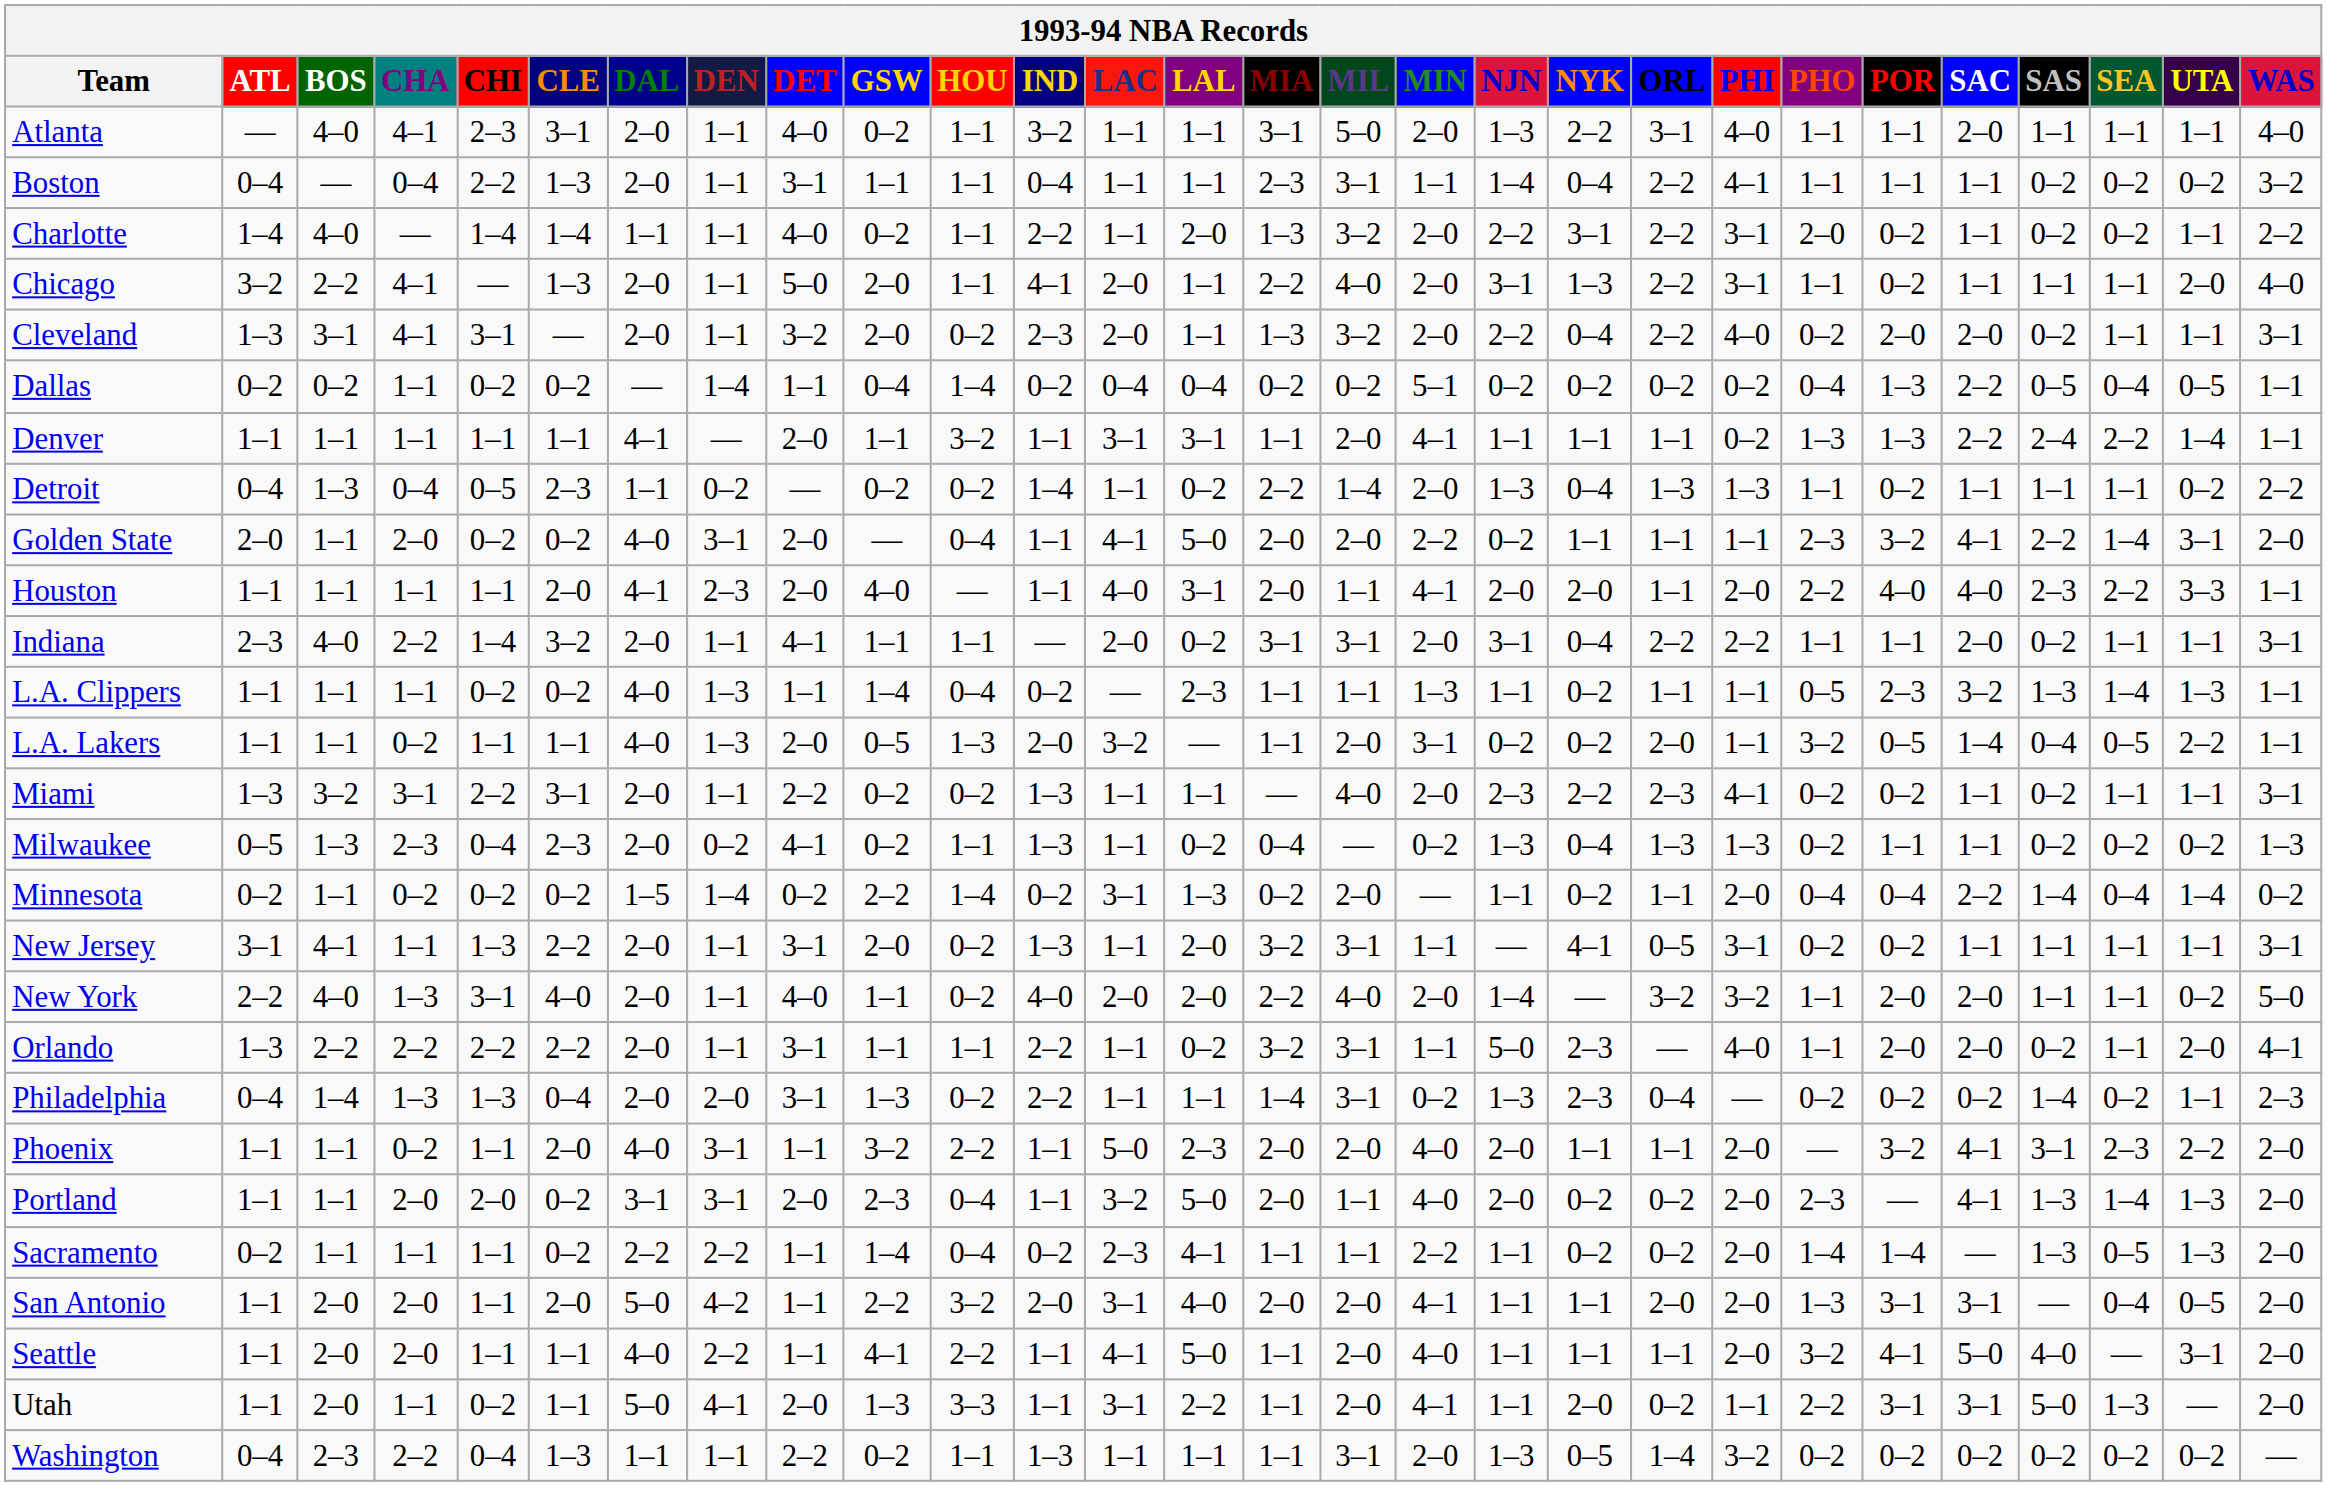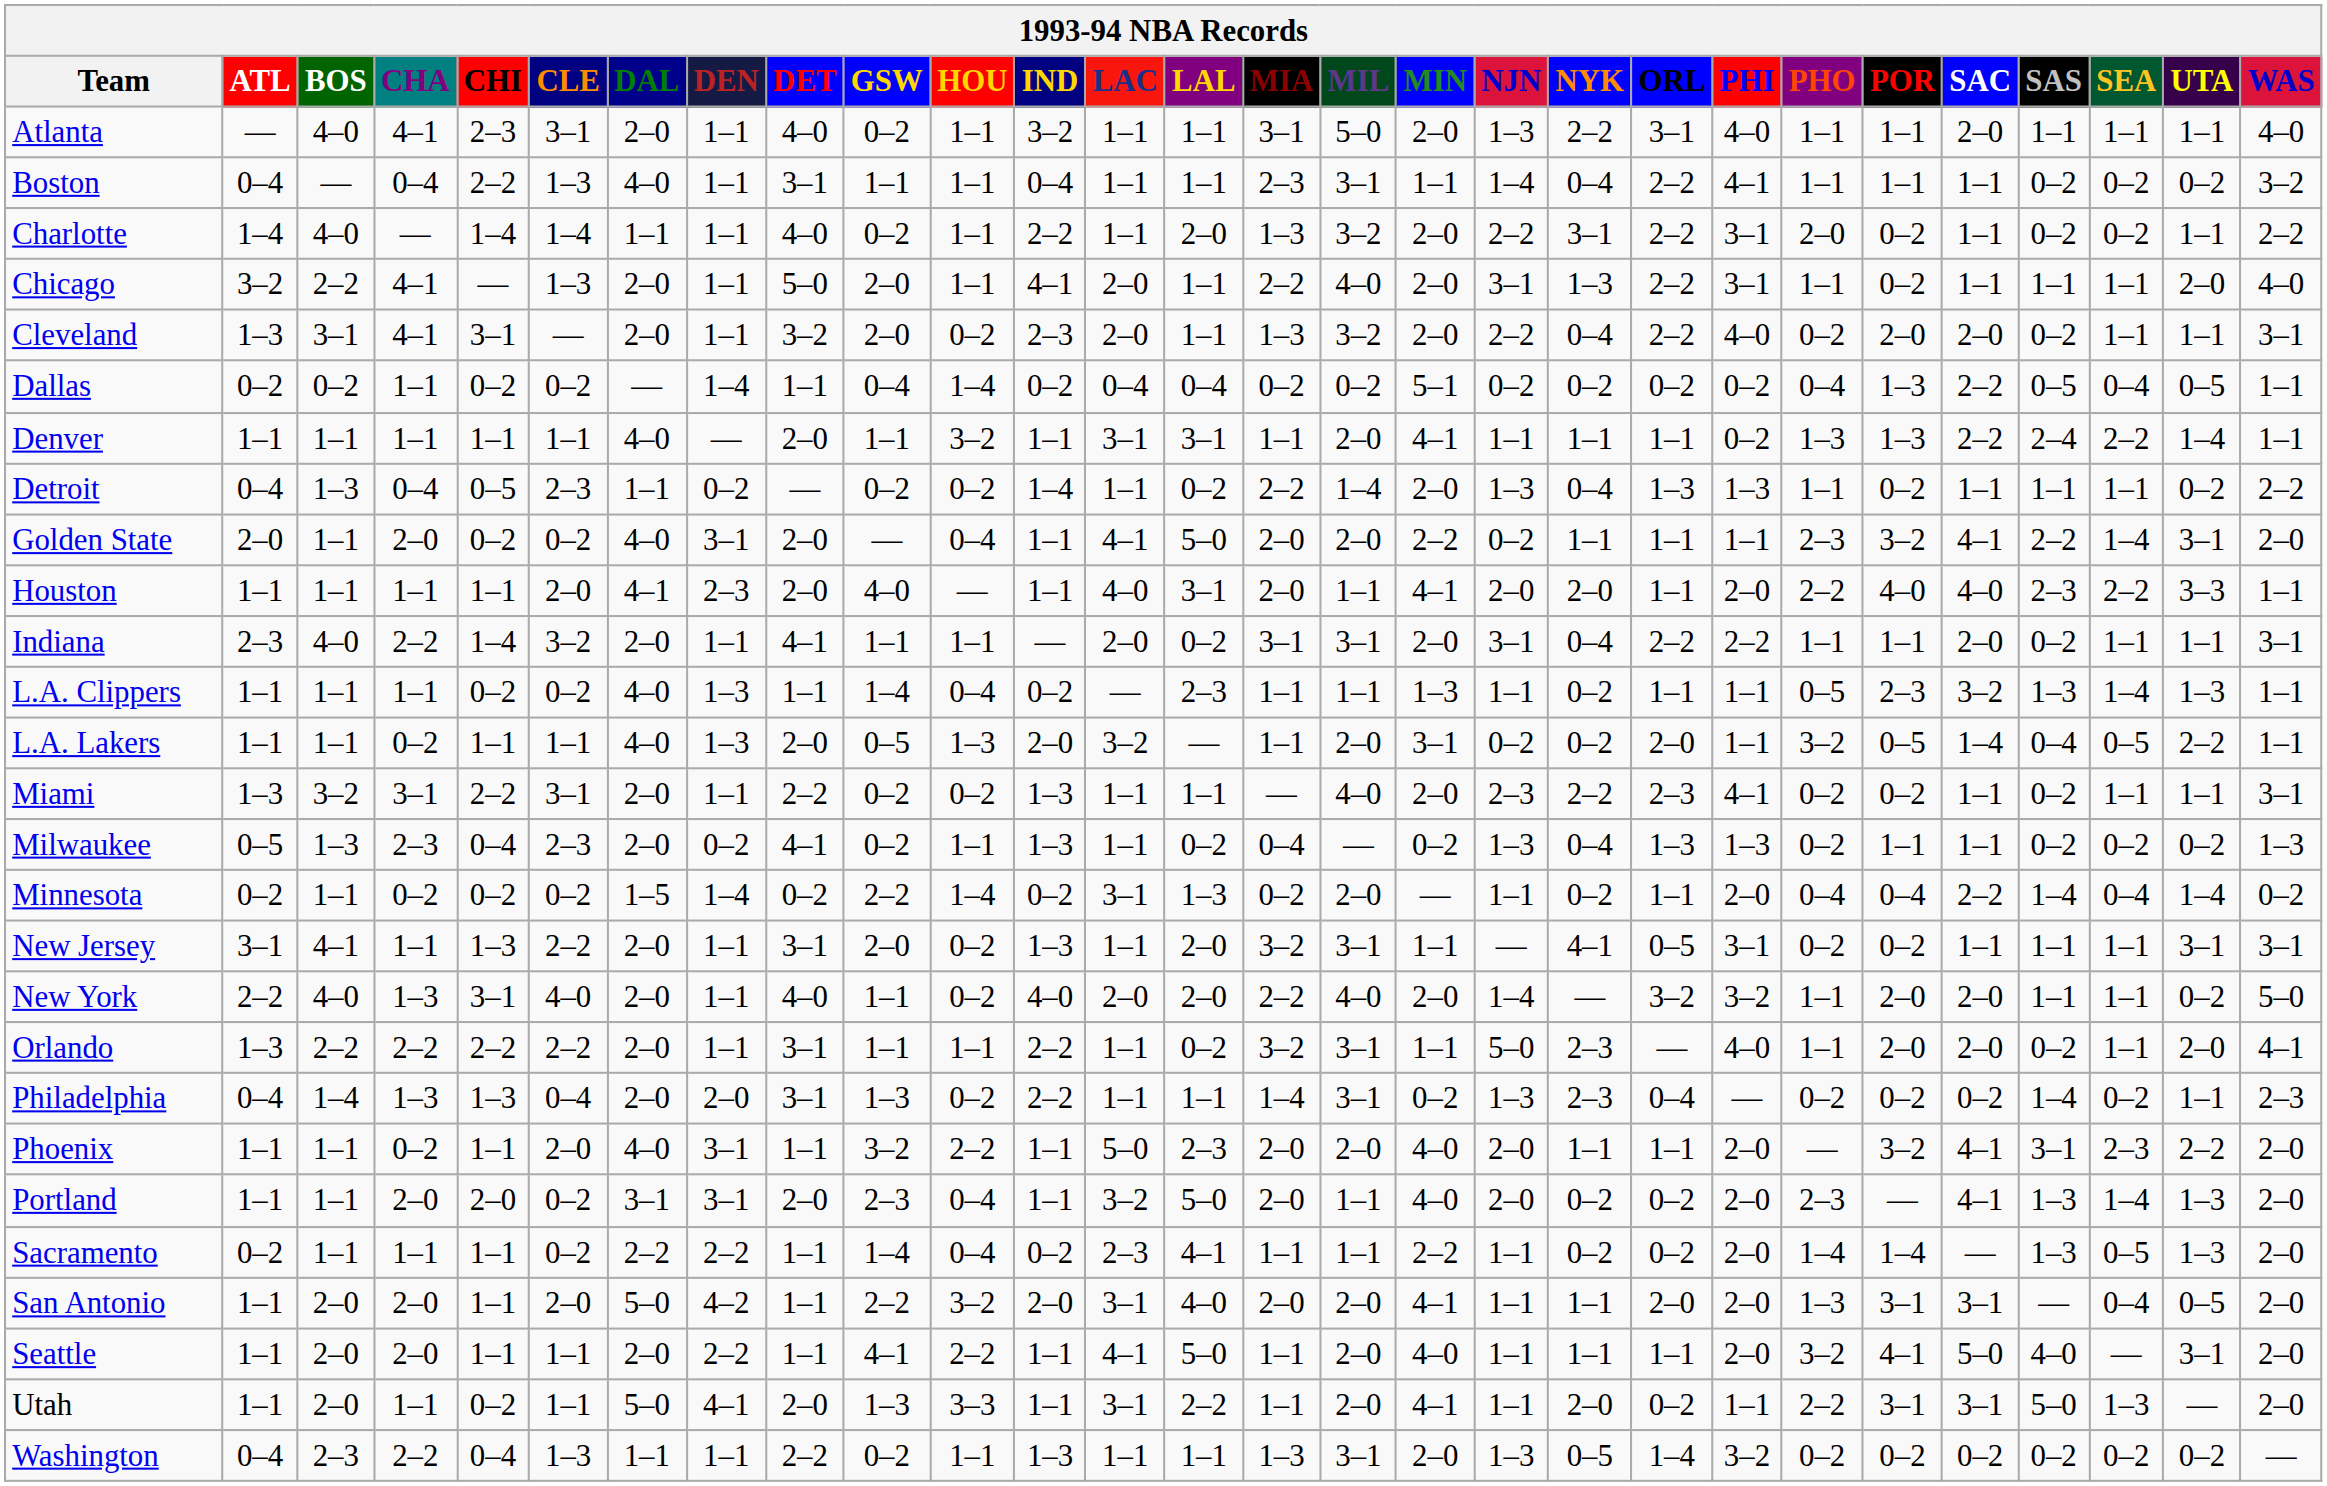(647, 182) 2–0 -> (647, 182) 4–0
(647, 437) 4–1 -> (647, 437) 4–0
(2202, 945) 1–1 -> (2202, 945) 3–1
(647, 1352) 4–0 -> (647, 1352) 2–0
(1282, 1454) 1–1 -> (1282, 1454) 1–3
